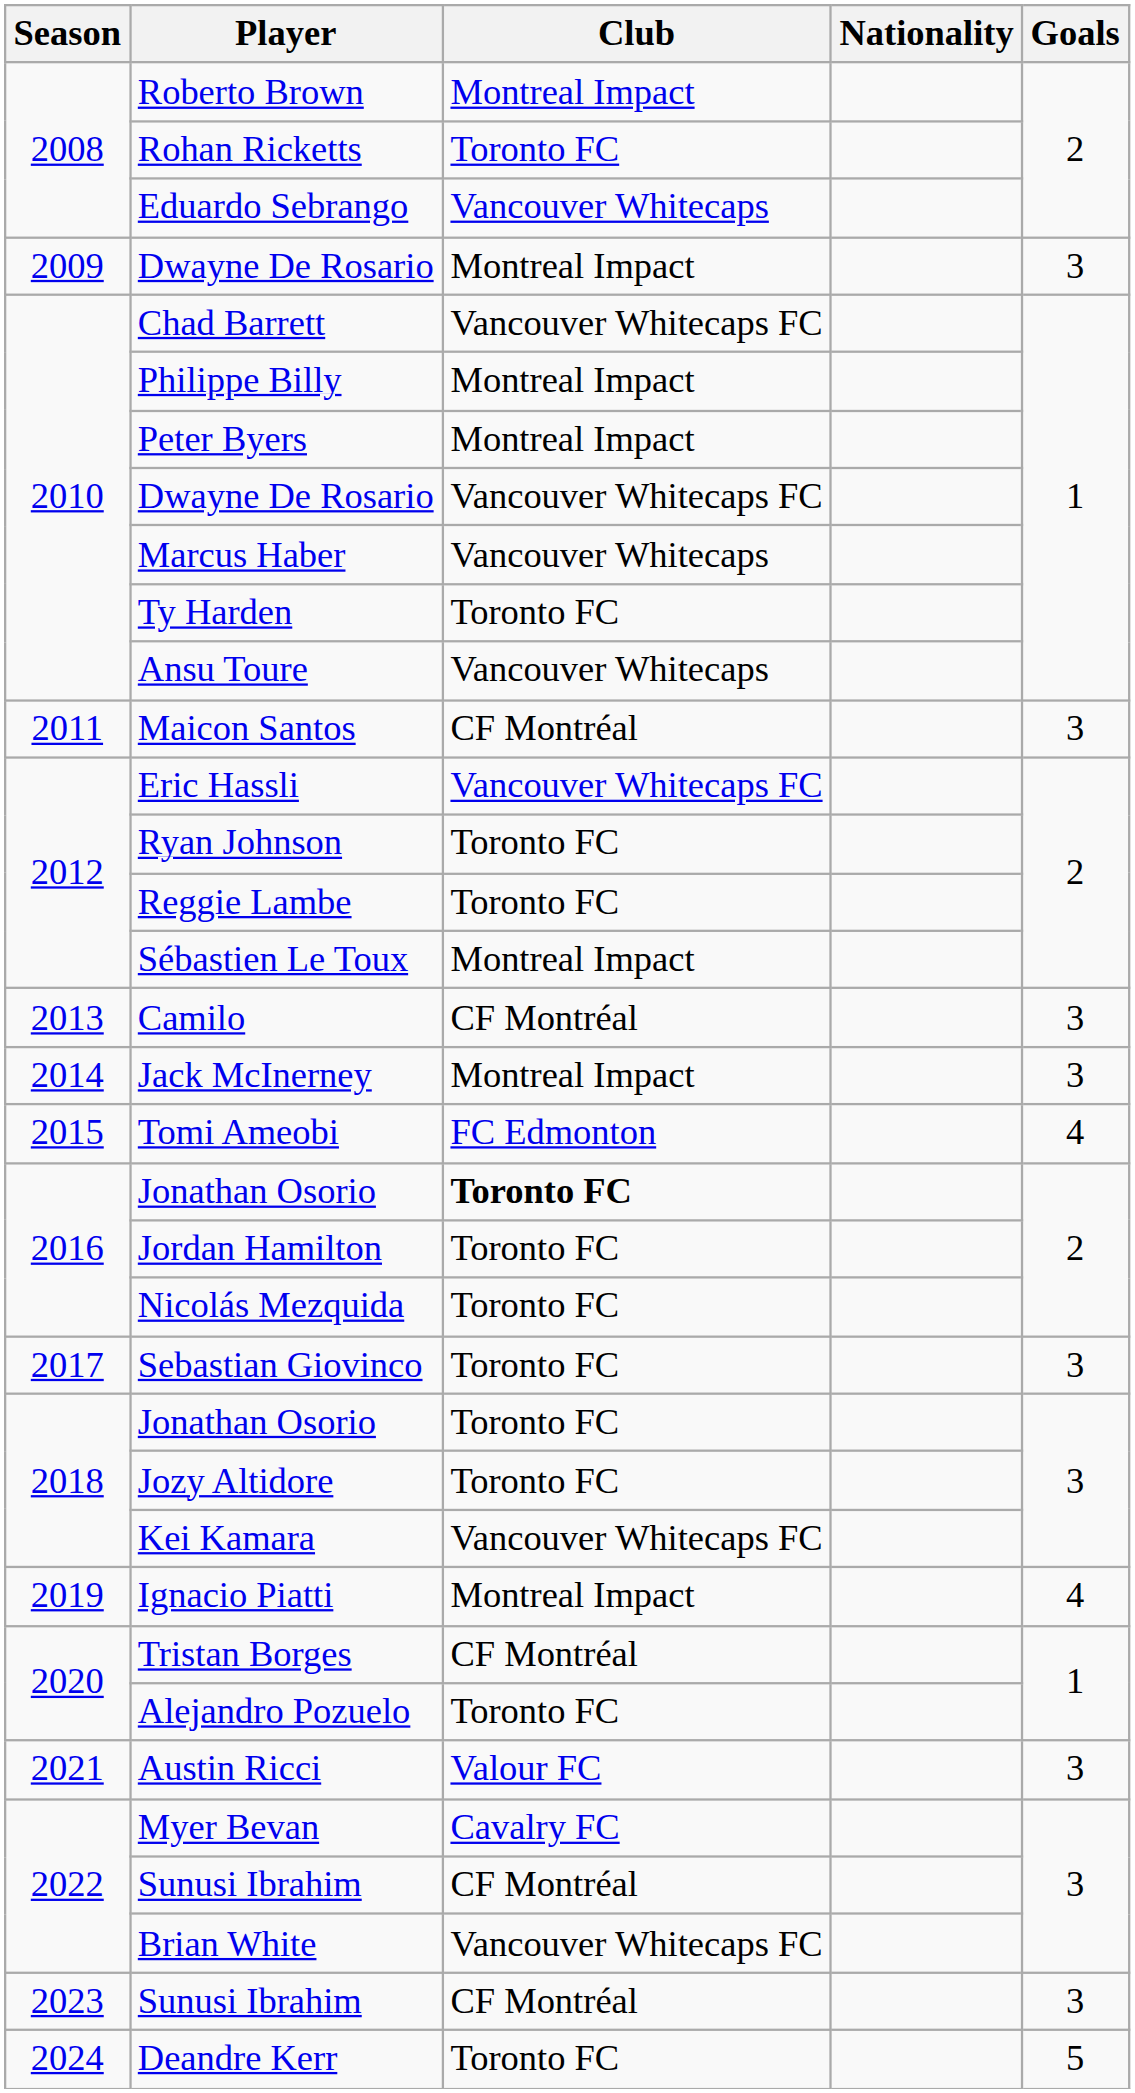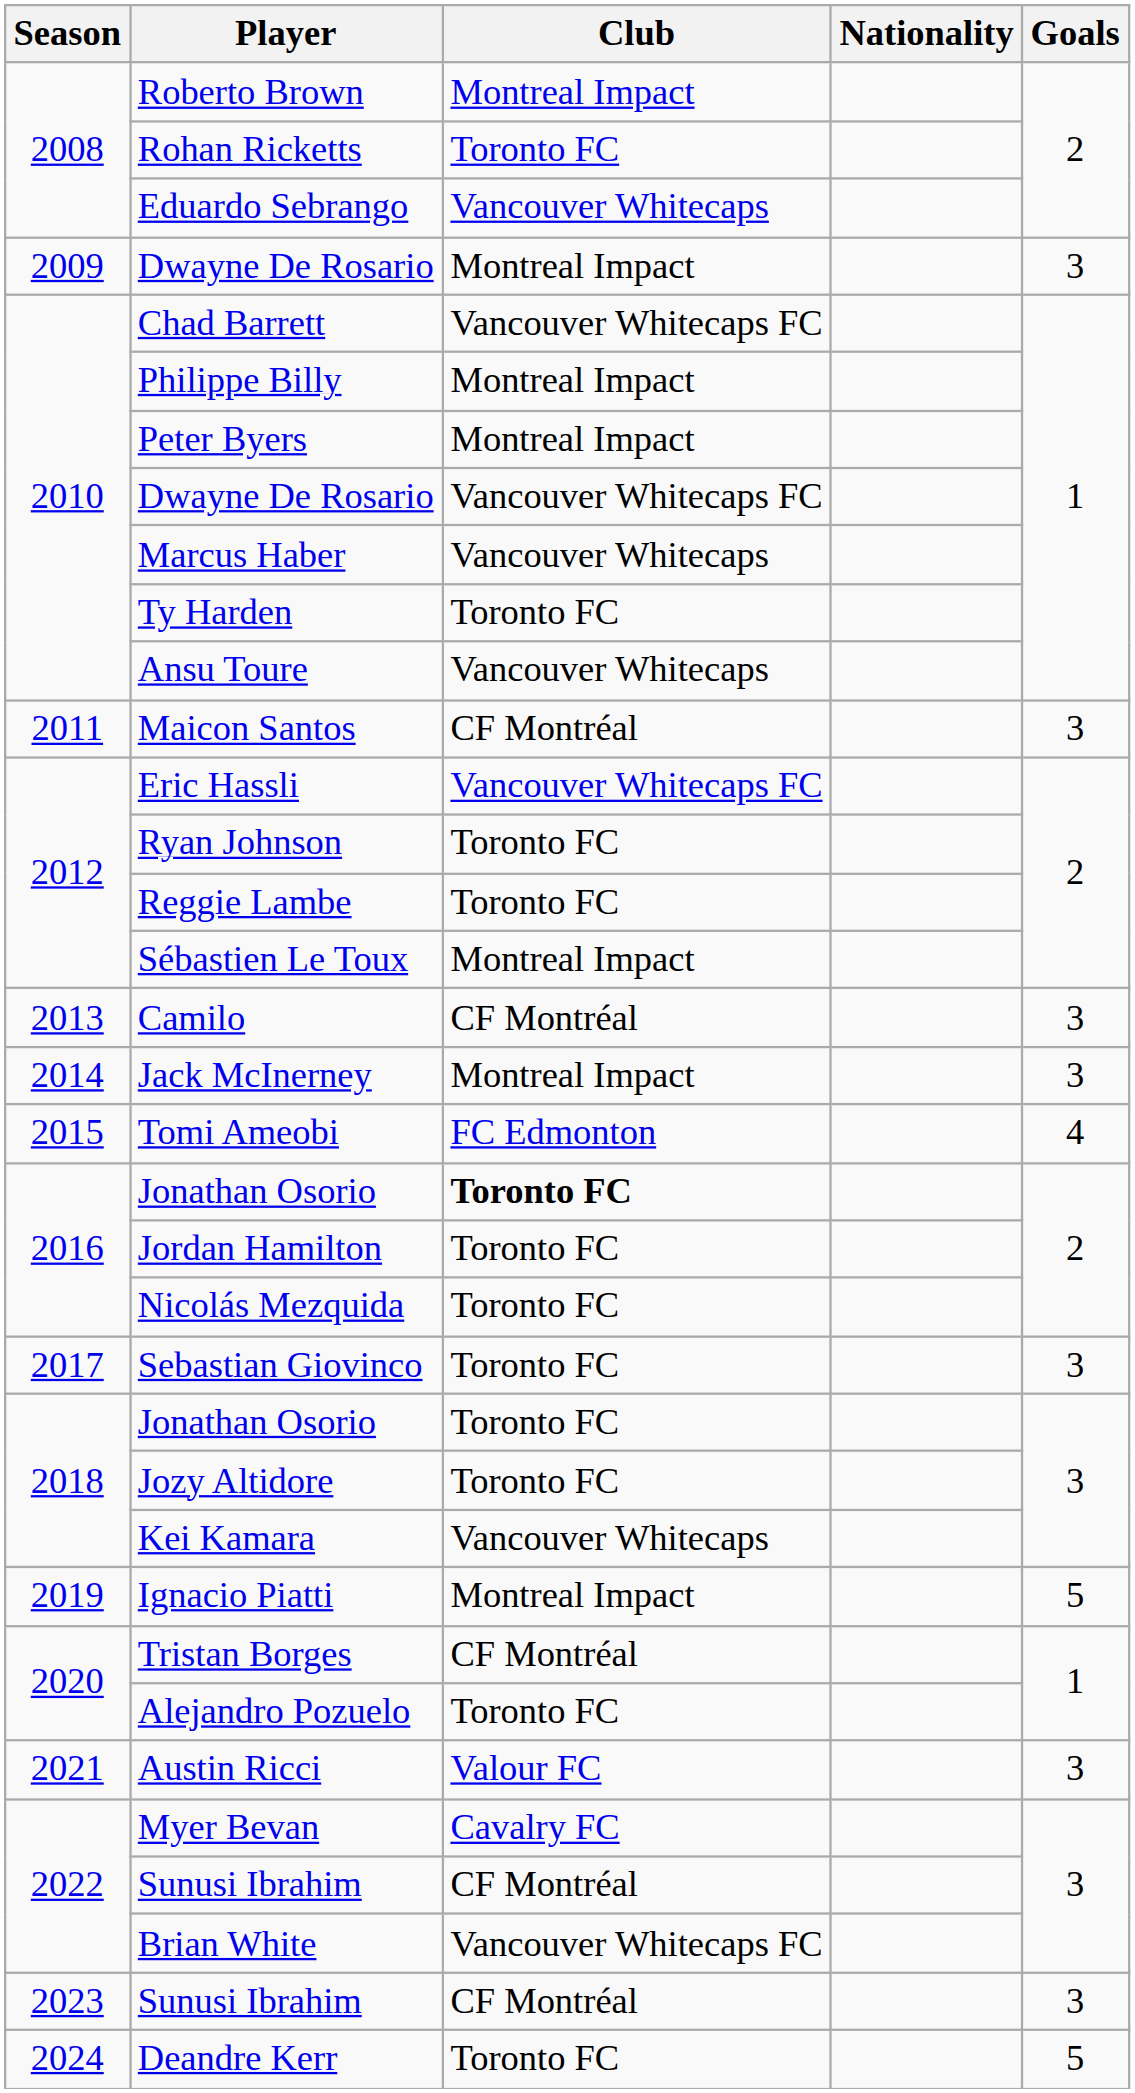(637, 1537) Vancouver Whitecaps FC -> (610, 1537) Vancouver Whitecaps
(1075, 1595) 4 -> (1075, 1595) 5
